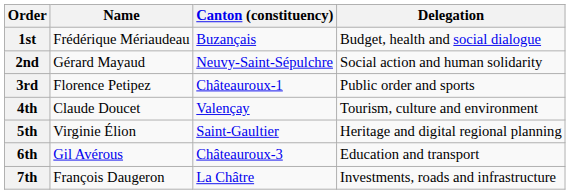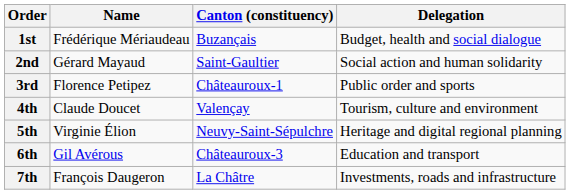(265, 62) Neuvy-Saint-Sépulchre -> (238, 62) Saint-Gaultier
(238, 131) Saint-Gaultier -> (265, 131) Neuvy-Saint-Sépulchre
